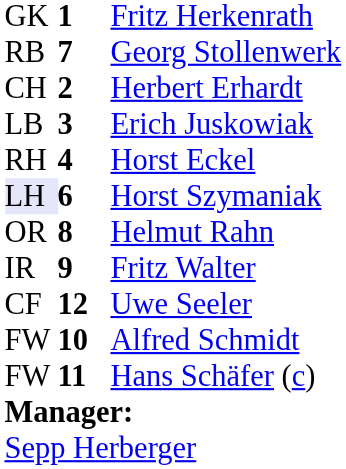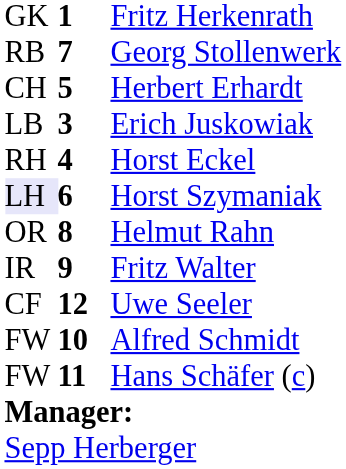(65, 87) 2 -> (65, 87) 5
